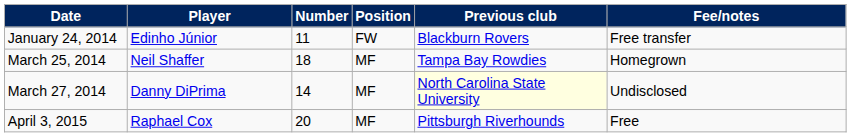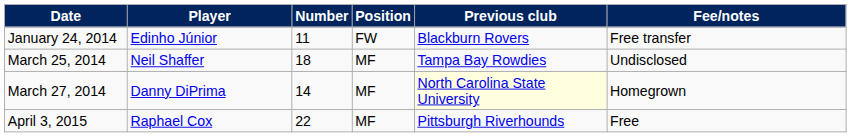(648, 61) Homegrown -> (648, 61) Undisclosed
(648, 91) Undisclosed -> (648, 91) Homegrown
(303, 121) 20 -> (303, 121) 22
